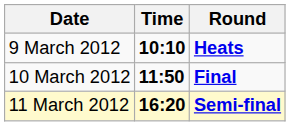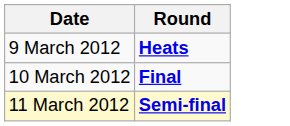- column: (162, 18)
